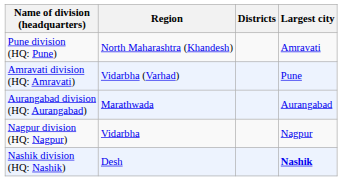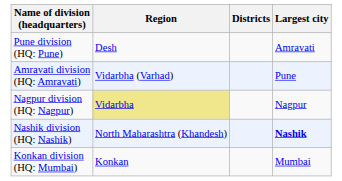(167, 47) North Maharashtra (Khandesh) -> (106, 47) Desh
- row: (52, 104)
(120, 133) no background -> (114, 104) khaki background
(112, 161) Desh -> (161, 133) North Maharashtra (Khandesh)
+ row: (49, 161)
